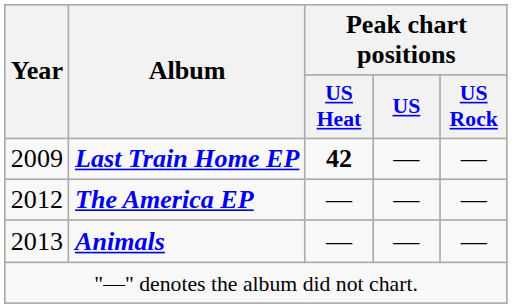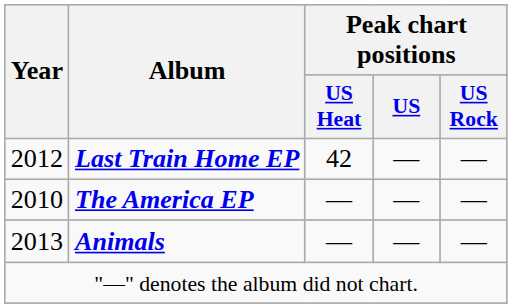(37, 158) 2009 -> (37, 158) 2012
(339, 158) bold -> (339, 158) normal
(37, 199) 2012 -> (37, 199) 2010
